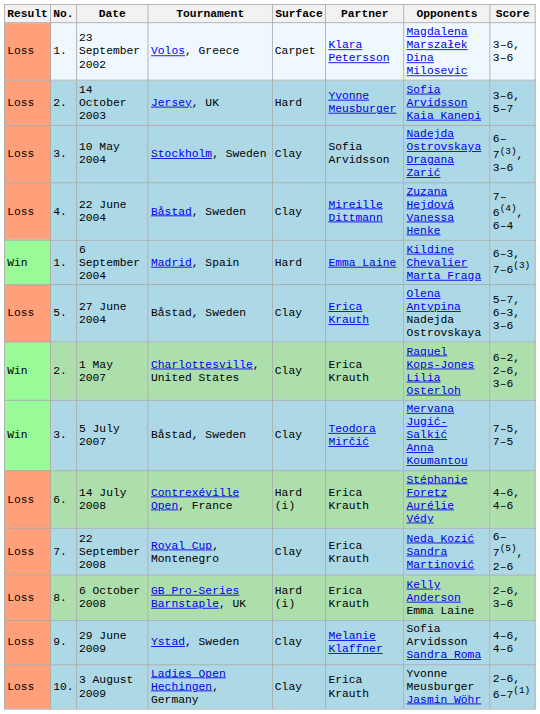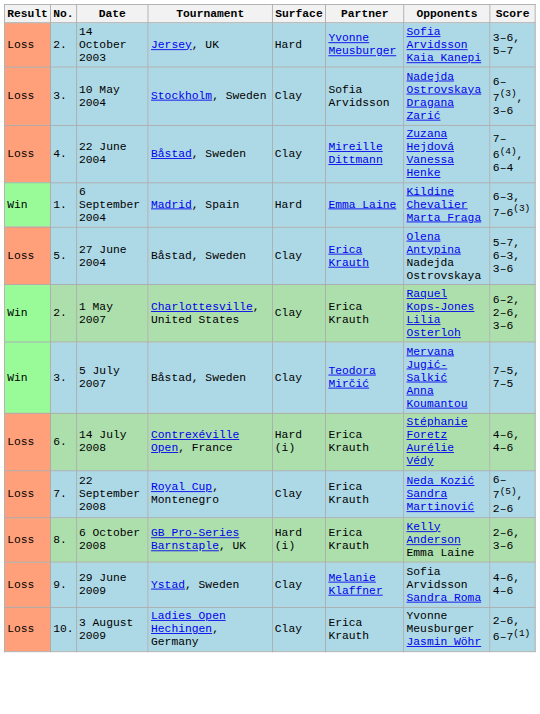- row: (110, 52)
